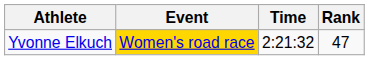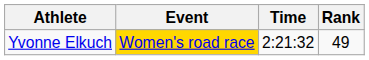(341, 42) 47 -> (341, 42) 49
